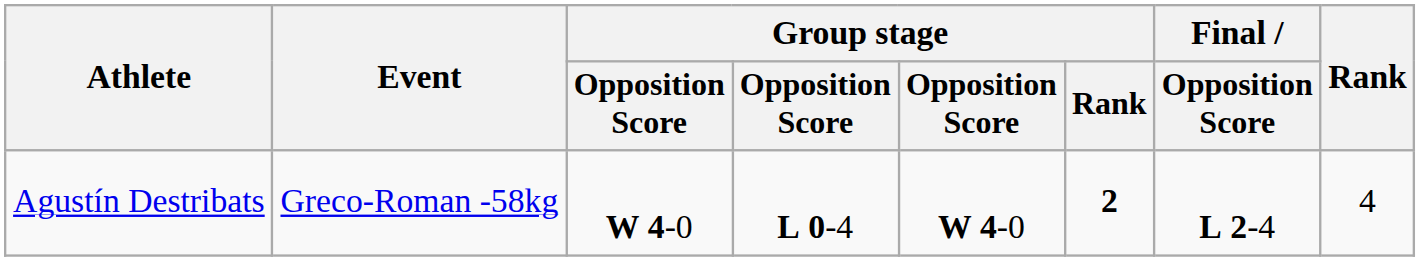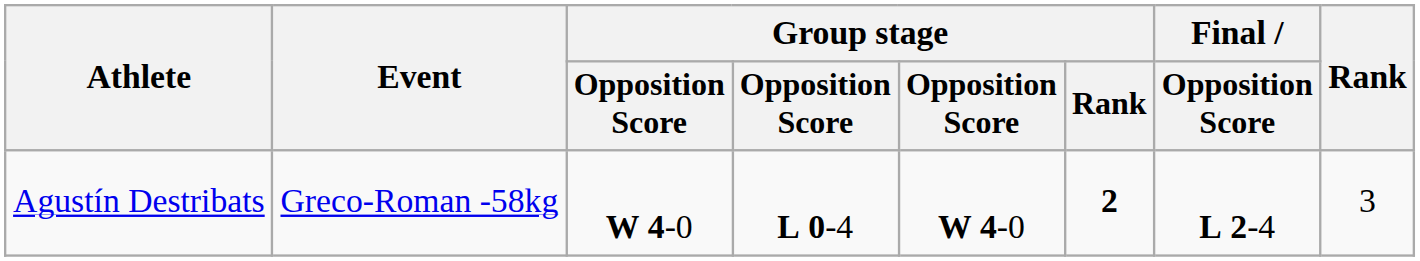(1368, 202) 4 -> (1368, 202) 3
